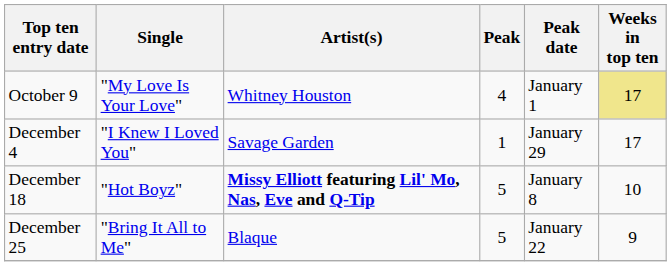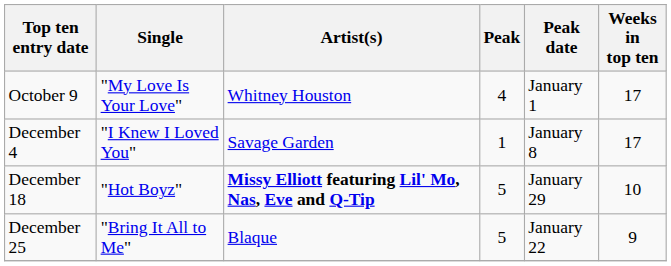(633, 95) khaki background -> (633, 95) no background
(555, 142) January 29 -> (555, 142) January 8
(555, 189) January 8 -> (555, 189) January 29
